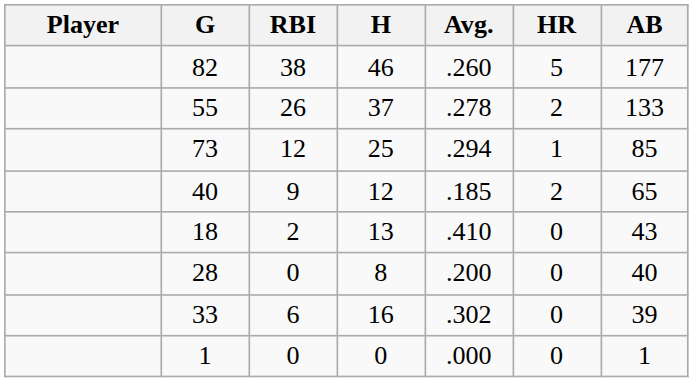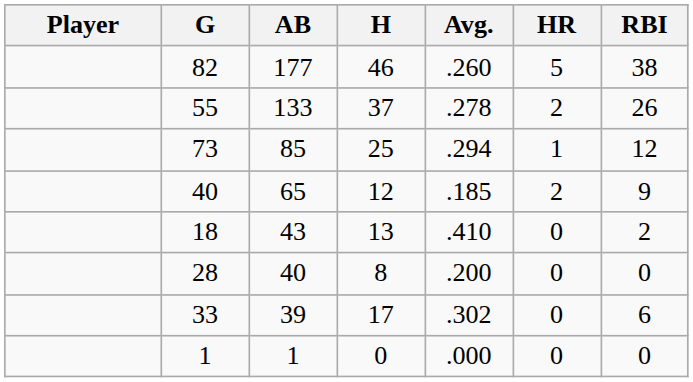columns swapped: (645, 25) <-> (293, 25)
(381, 314) 16 -> (381, 314) 17
